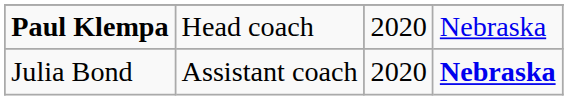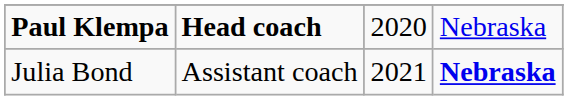(248, 26) normal -> (252, 26) bold
(399, 71) 2020 -> (399, 71) 2021
